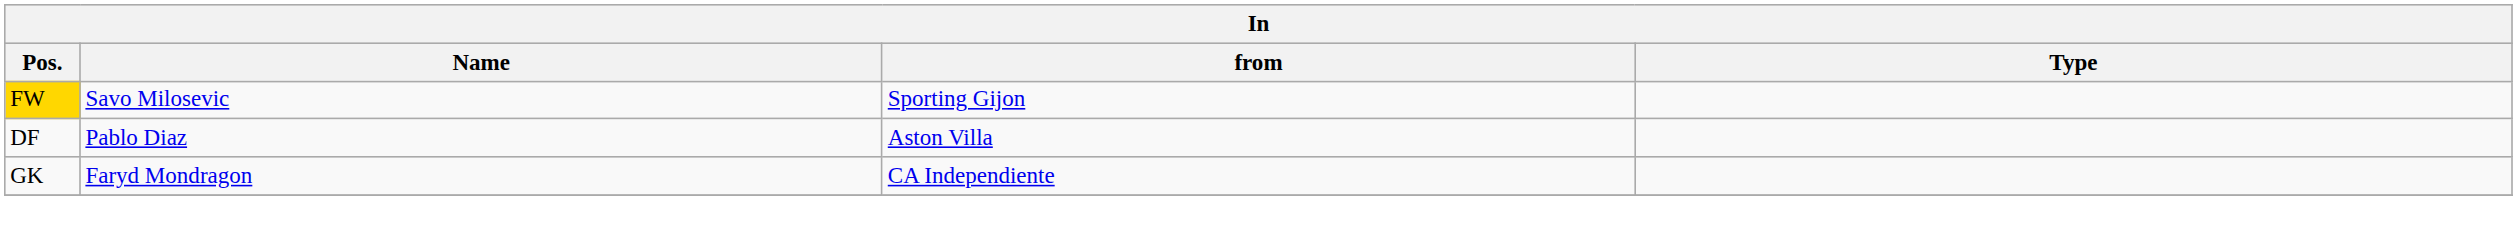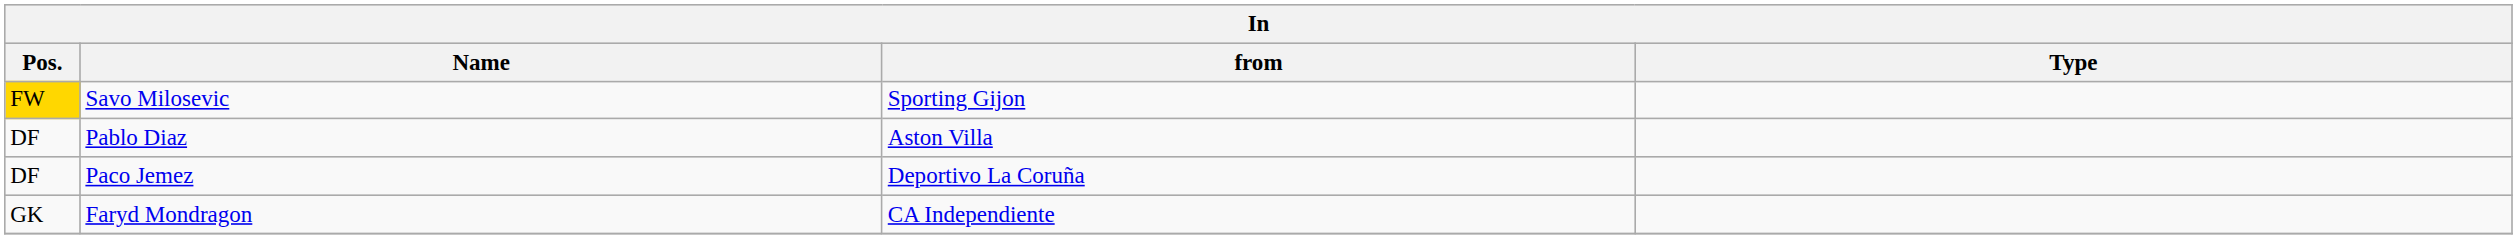+ row: (139, 175)
